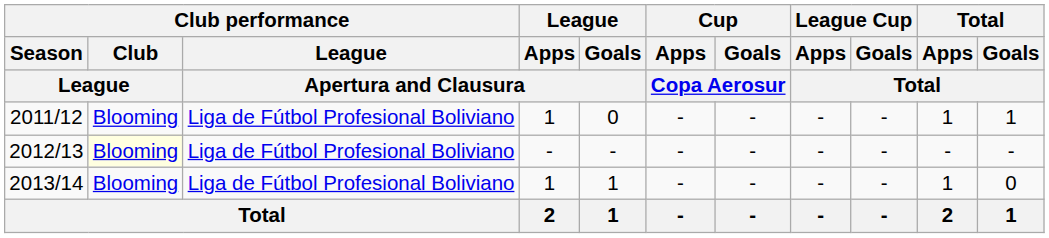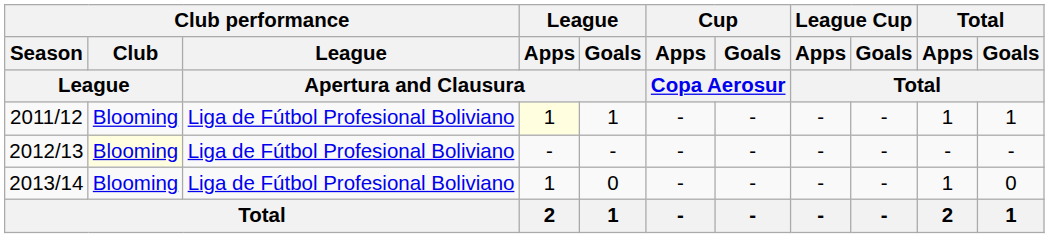(549, 118) no background -> (549, 118) lightyellow background
(613, 118) 0 -> (613, 118) 1
(613, 183) 1 -> (613, 183) 0
